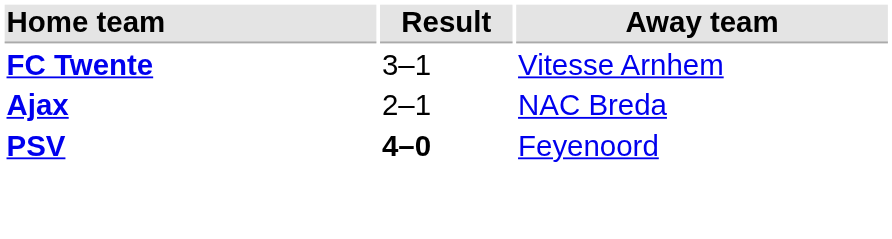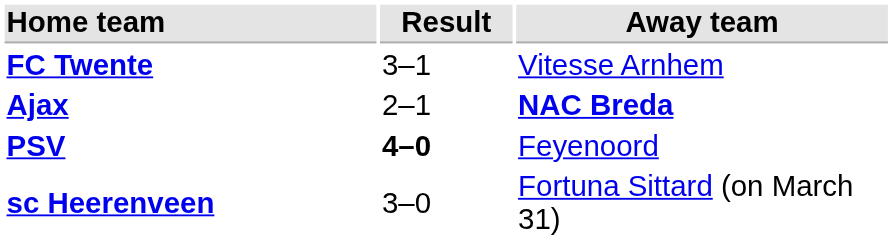(592, 105) normal -> (596, 105) bold
+ row: (110, 202)
